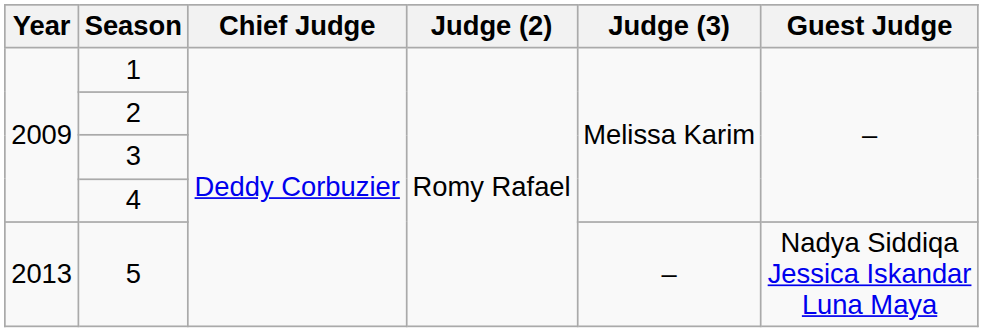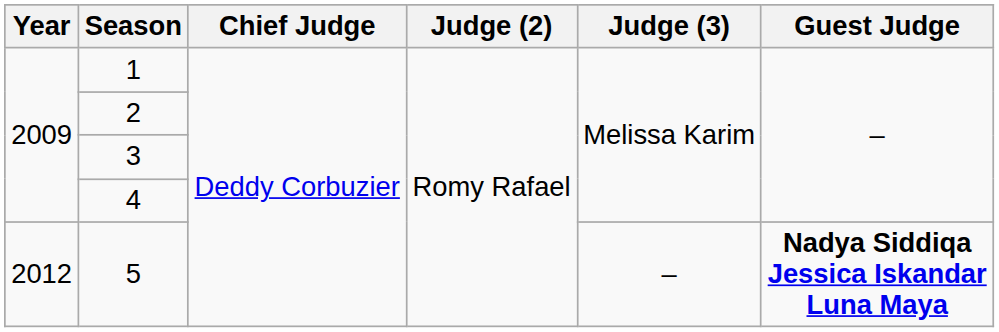(42, 273) 2013 -> (42, 273) 2012
(870, 273) normal -> (877, 273) bold
